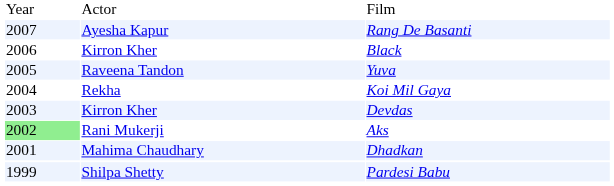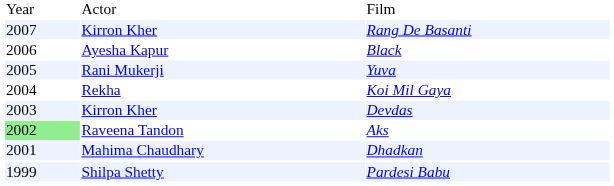(125, 29) Ayesha Kapur -> (119, 29) Kirron Kher
(119, 49) Kirron Kher -> (125, 49) Ayesha Kapur
(133, 70) Raveena Tandon -> (123, 70) Rani Mukerji
(123, 130) Rani Mukerji -> (133, 130) Raveena Tandon
